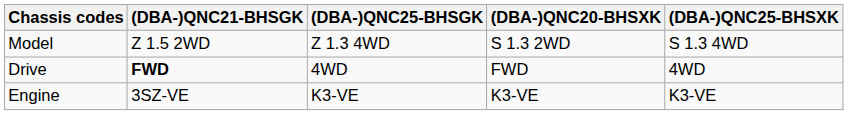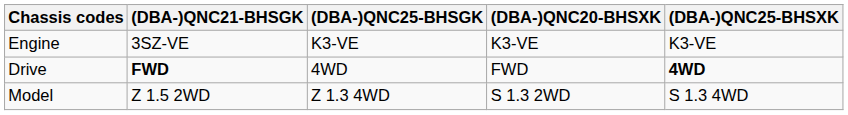rows swapped: (31, 43) <-> (34, 95)
(687, 69) normal -> (687, 69) bold
